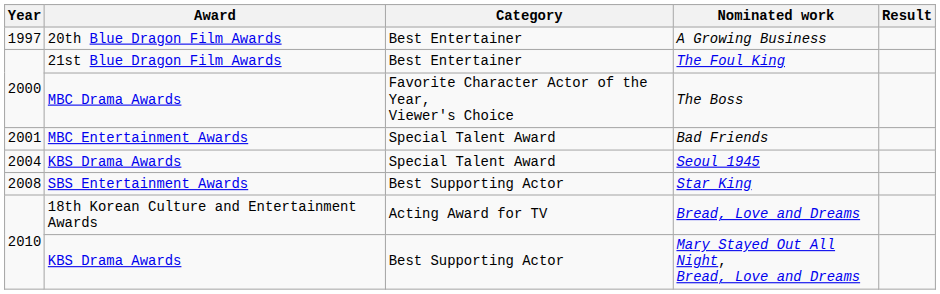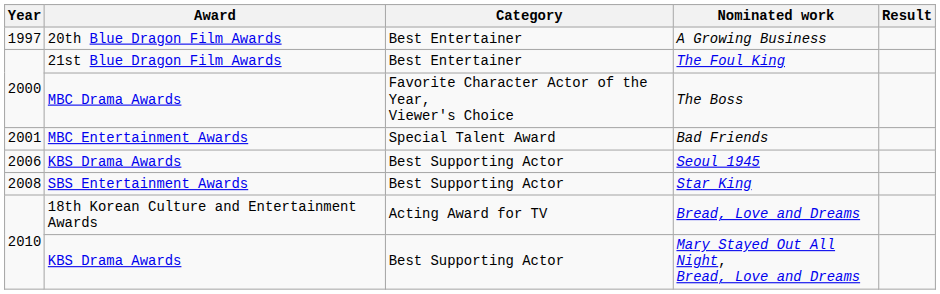(25, 161) 2004 -> (25, 161) 2006
(472, 161) Special Talent Award -> (476, 161) Best Supporting Actor
